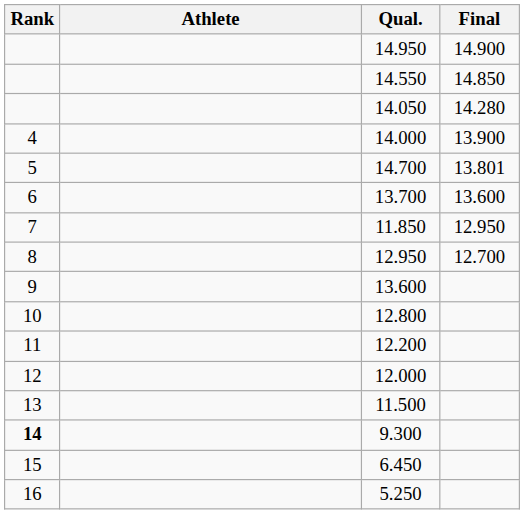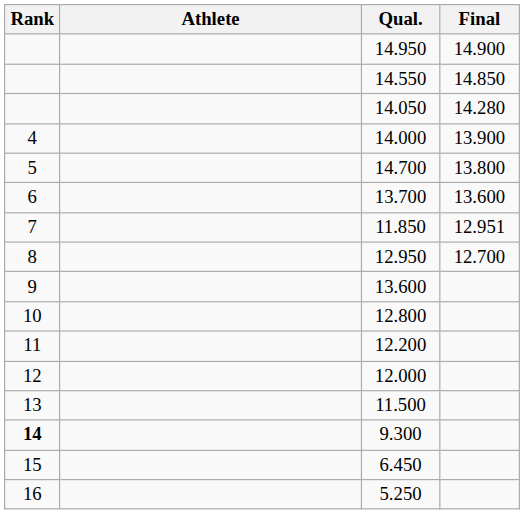(479, 167) 13.801 -> (479, 167) 13.800
(479, 227) 12.950 -> (479, 227) 12.951
